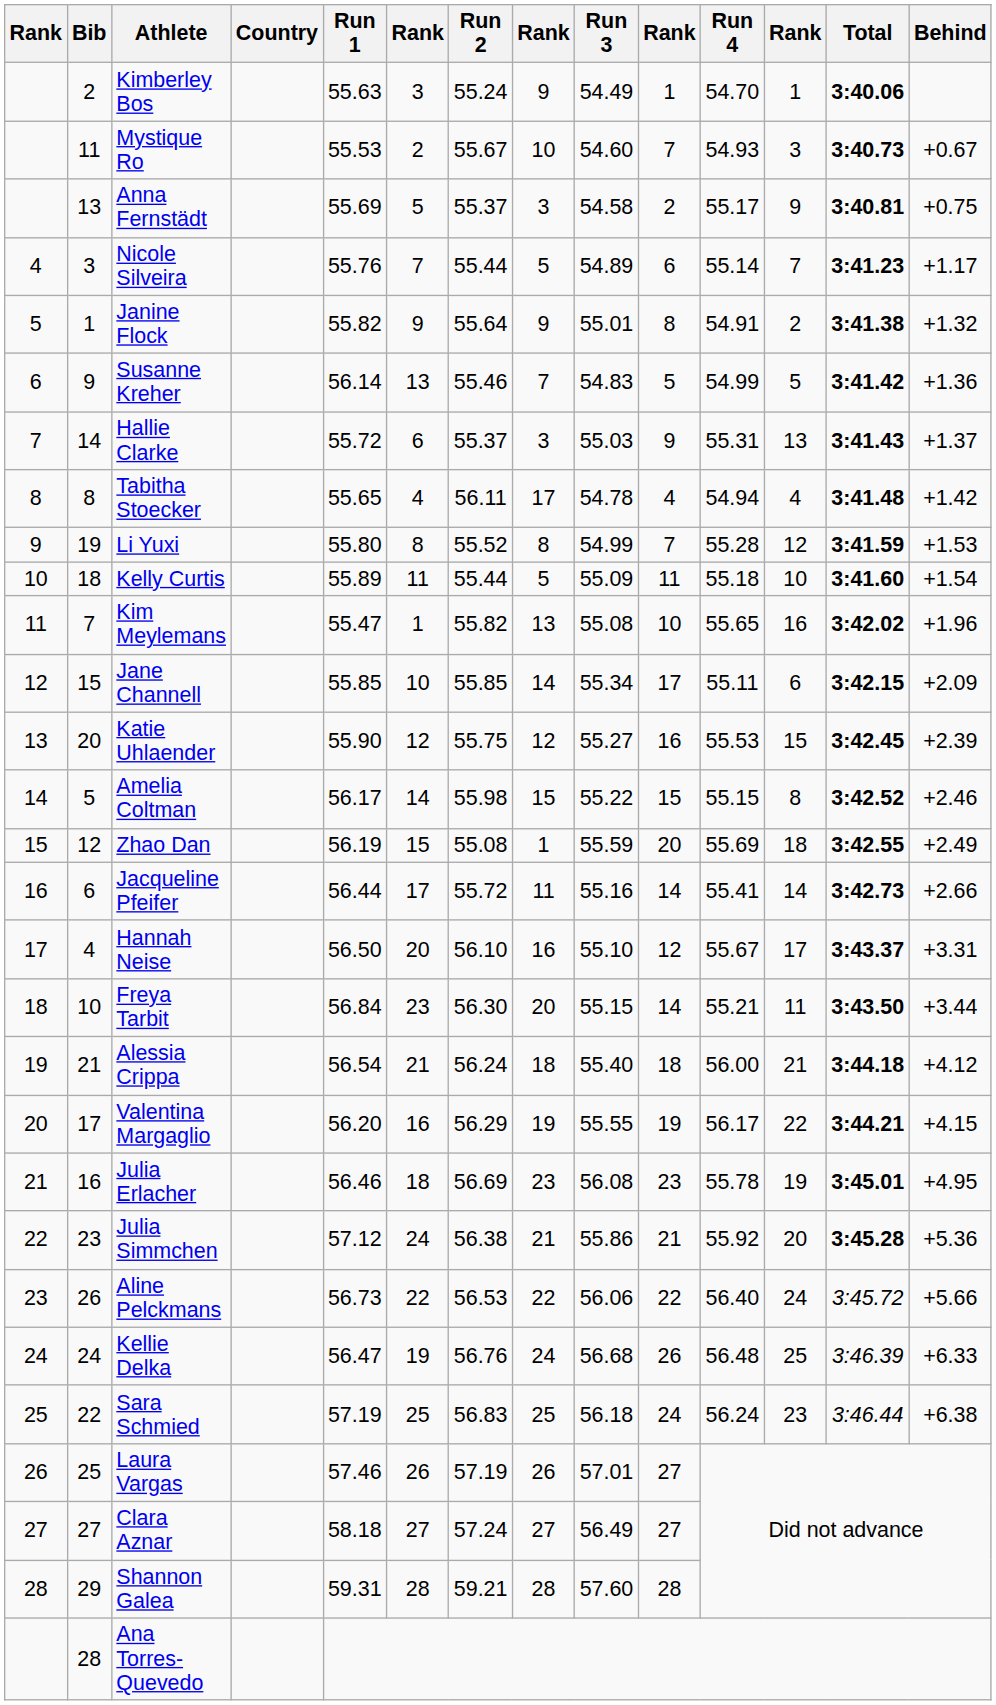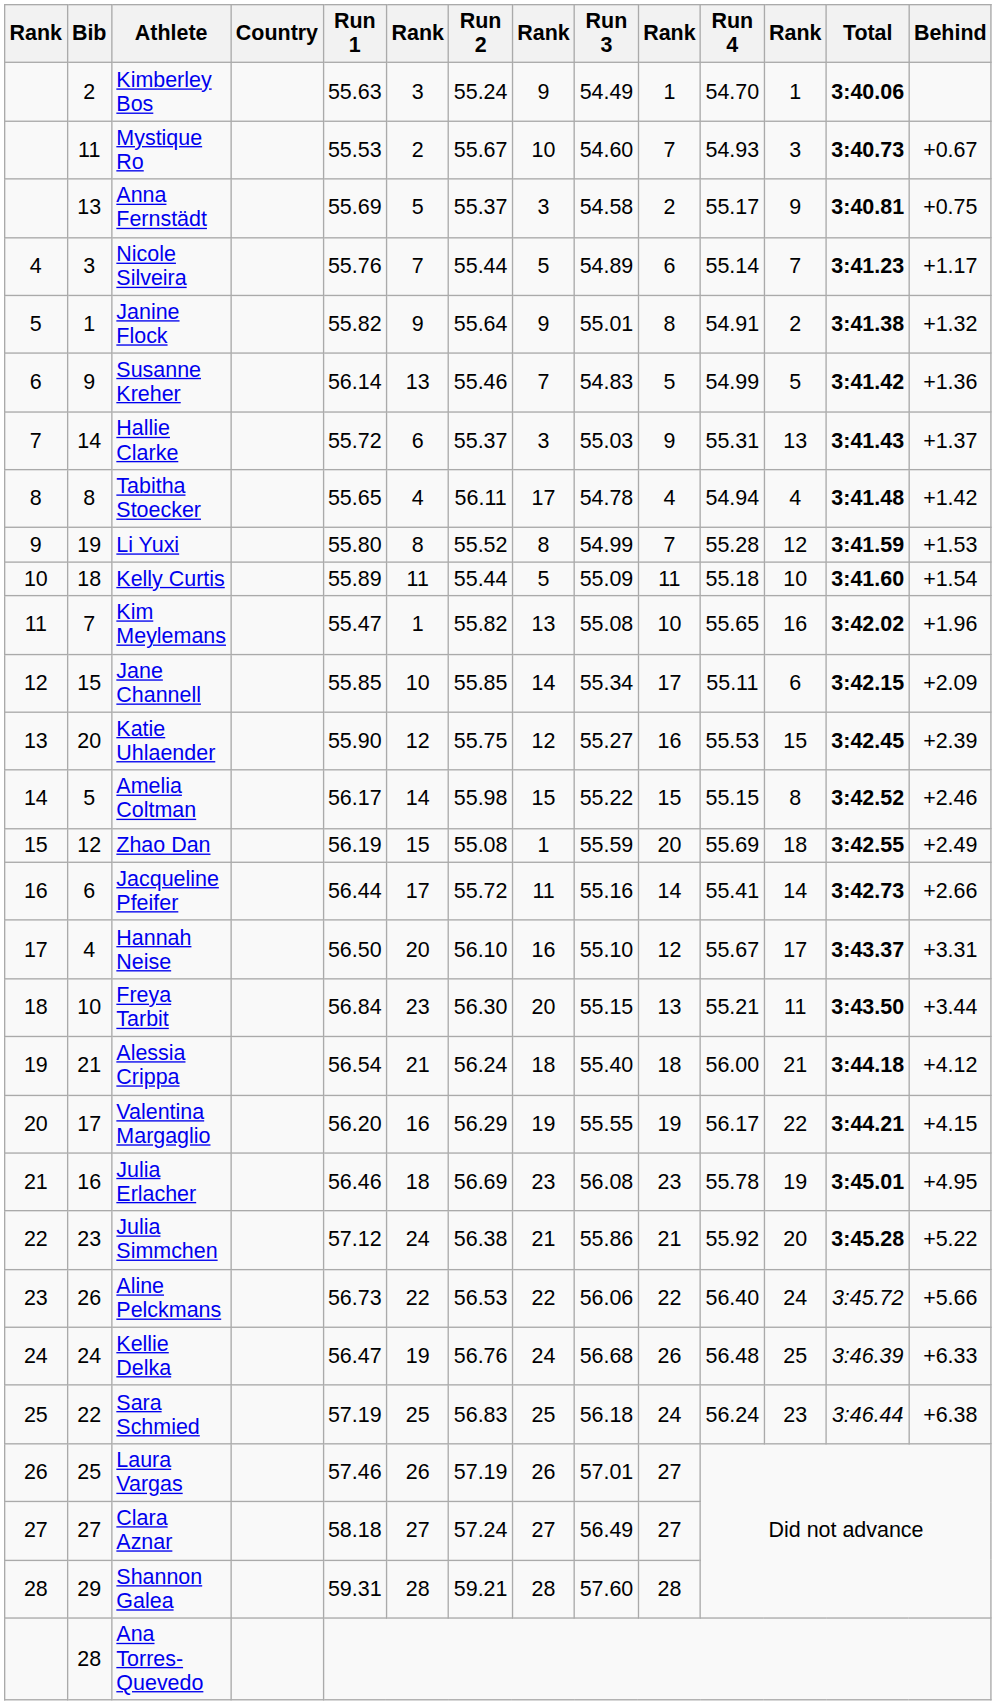(669, 1007) 14 -> (669, 1007) 13
(950, 1239) +5.36 -> (950, 1239) +5.22
